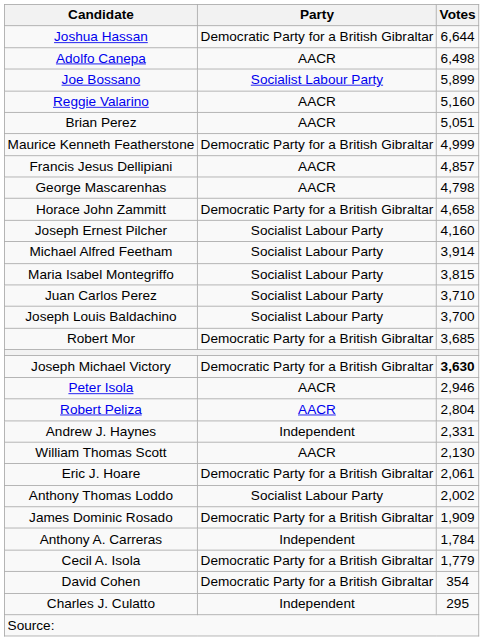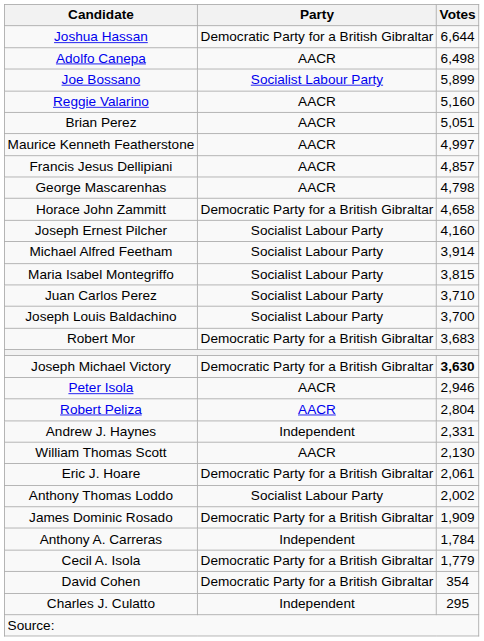(317, 144) Democratic Party for a British Gibraltar -> (317, 144) AACR
(458, 144) 4,999 -> (458, 144) 4,997
(458, 338) 3,685 -> (458, 338) 3,683
